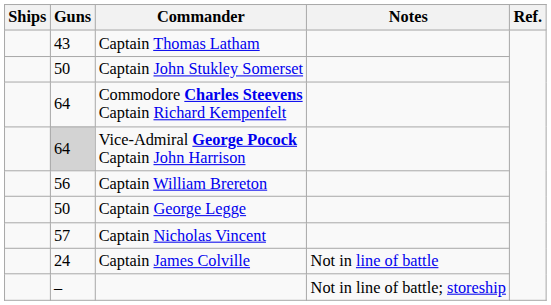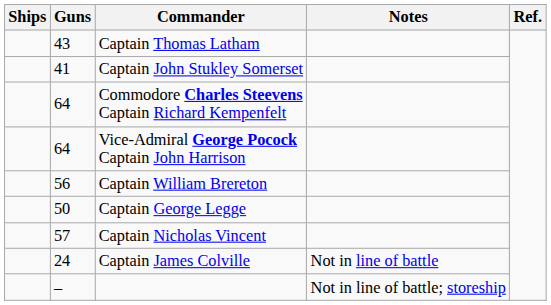(62, 69) 50 -> (62, 69) 41
(62, 148) lightgrey background -> (62, 148) no background
